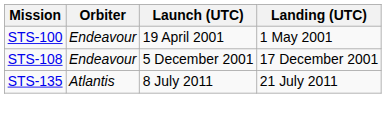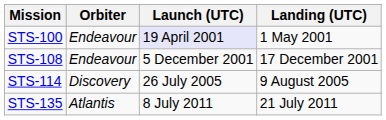(183, 37) no background -> (183, 37) lavender background
+ row: (35, 81)
